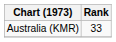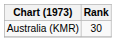(96, 28) 33 -> (96, 28) 30
